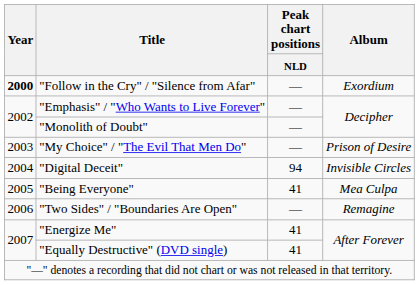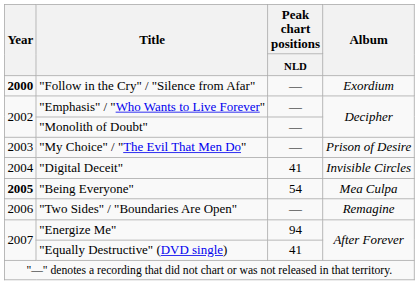(296, 168) 94 -> (296, 168) 41
(20, 188) normal -> (20, 188) bold
(296, 188) 41 -> (296, 188) 54
(296, 229) 41 -> (296, 229) 94
